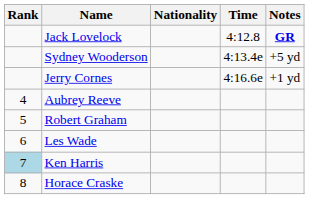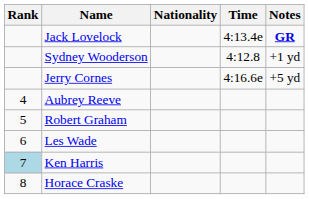(243, 36) 4:12.8 -> (243, 36) 4:13.4e
(243, 57) 4:13.4e -> (243, 57) 4:12.8
(285, 57) +5 yd -> (285, 57) +1 yd
(285, 78) +1 yd -> (285, 78) +5 yd
